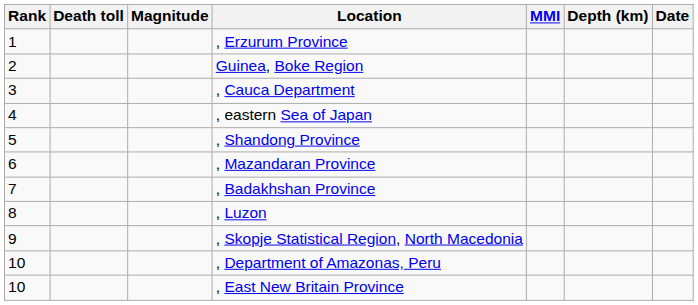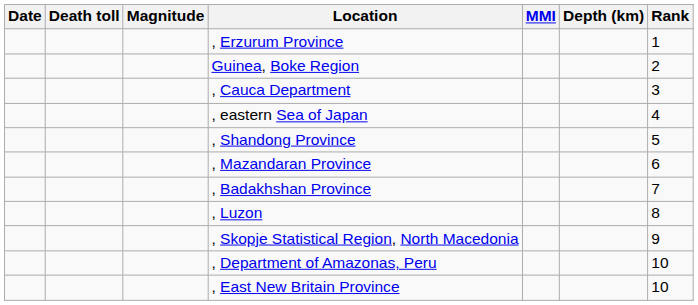columns swapped: (27, 16) <-> (672, 16)
